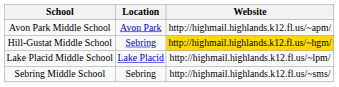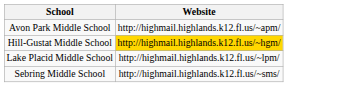- column: (141, 12)
